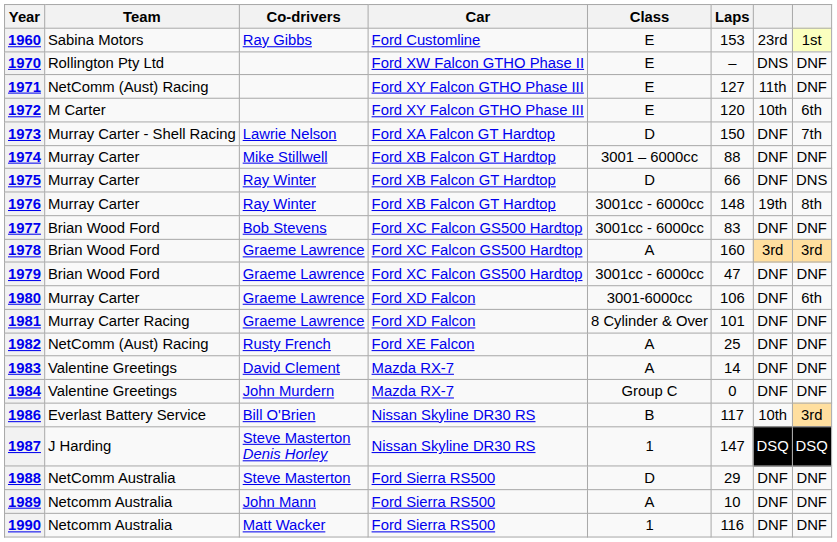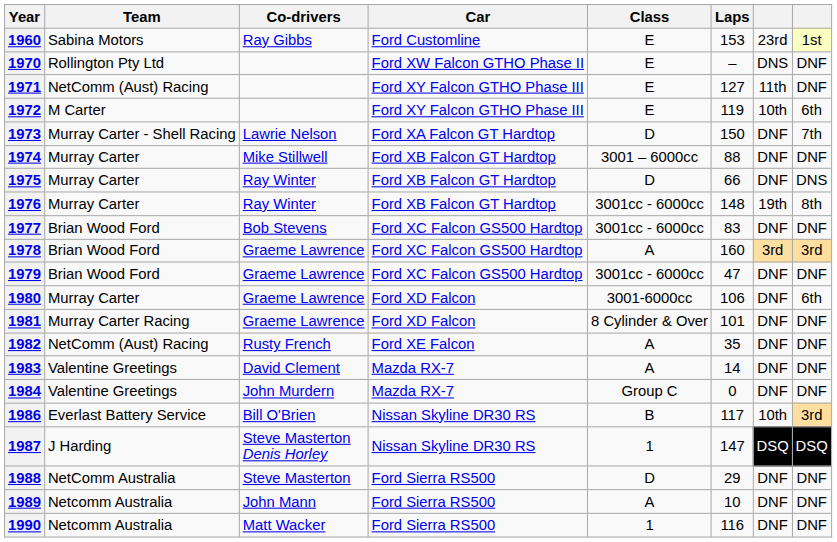(732, 110) 120 -> (732, 110) 119
(732, 345) 25 -> (732, 345) 35
